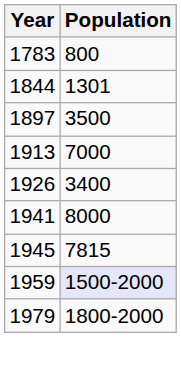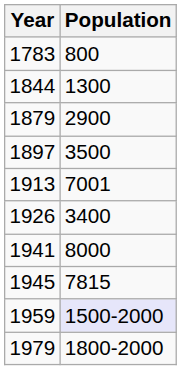(88, 86) 1301 -> (88, 86) 1300
+ row: (32, 119)
(88, 151) 7000 -> (88, 184) 7001
